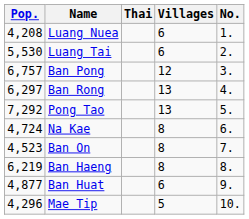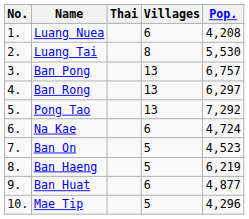columns swapped: (230, 14) <-> (25, 14)
(161, 52) 6 -> (147, 52) 8
(165, 71) 12 -> (151, 71) 13
(161, 128) 8 -> (147, 128) 6
(161, 147) 8 -> (147, 147) 5
(161, 167) 8 -> (147, 167) 5
